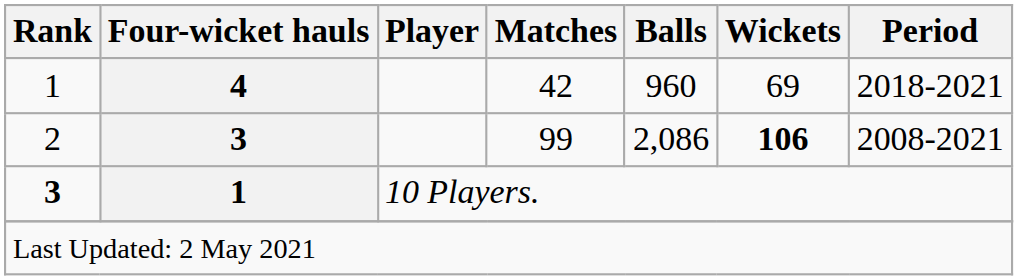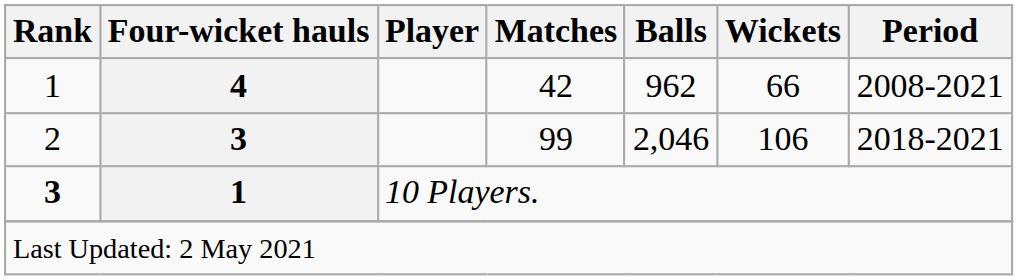(671, 85) 960 -> (671, 85) 962
(783, 85) 69 -> (783, 85) 66
(930, 85) 2018-2021 -> (930, 85) 2008-2021
(671, 138) 2,086 -> (671, 138) 2,046
(783, 138) bold -> (783, 138) normal
(930, 138) 2008-2021 -> (930, 138) 2018-2021
